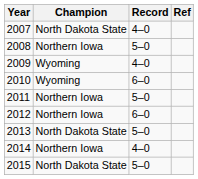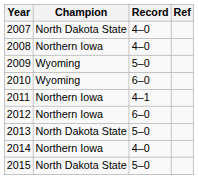(141, 47) 5–0 -> (141, 47) 4–0
(141, 64) 4–0 -> (141, 64) 5–0
(141, 98) 5–0 -> (141, 98) 4–1
